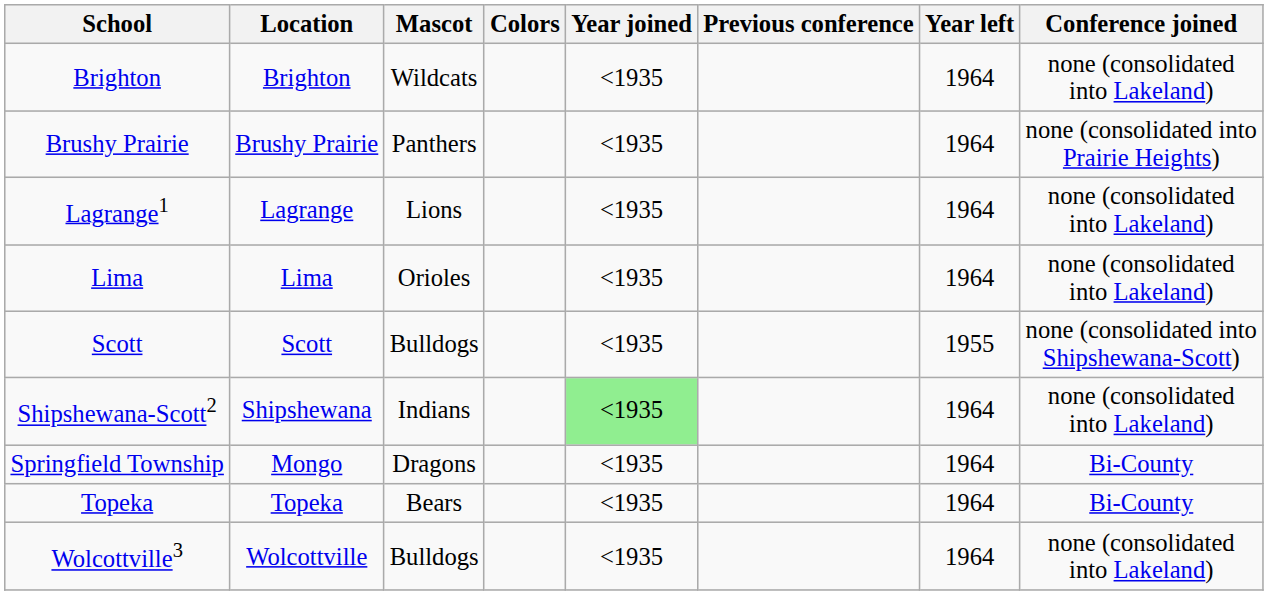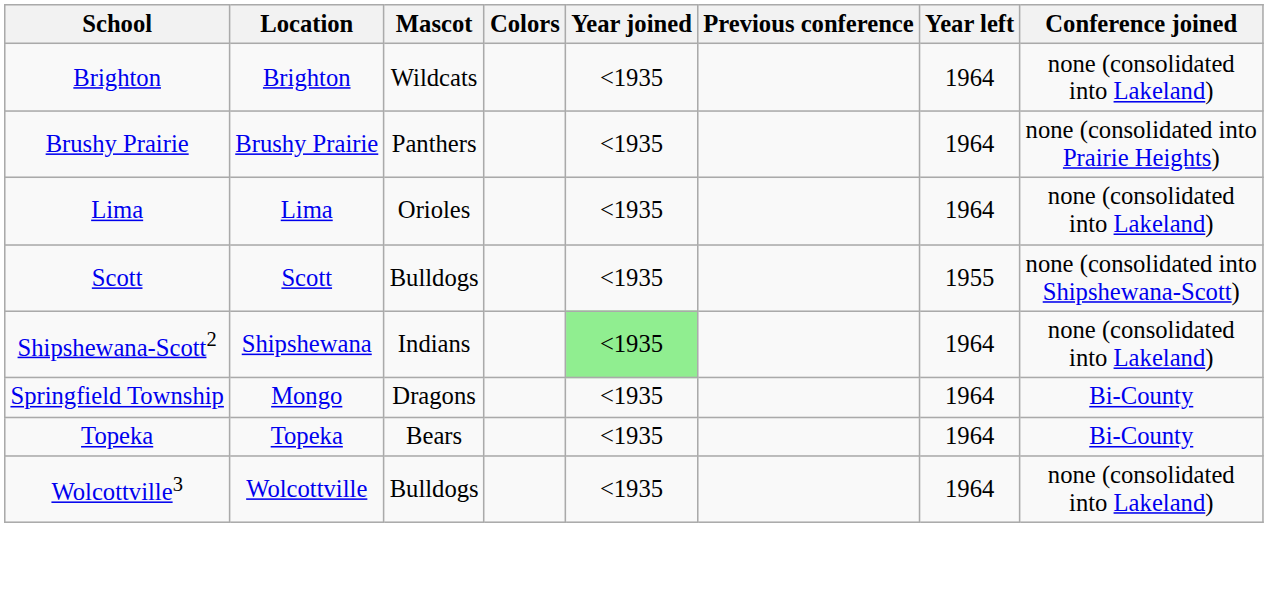- row: (117, 210)
